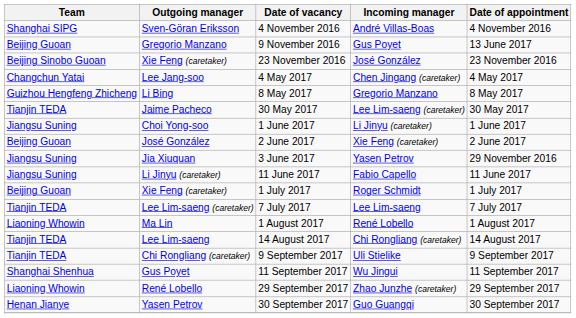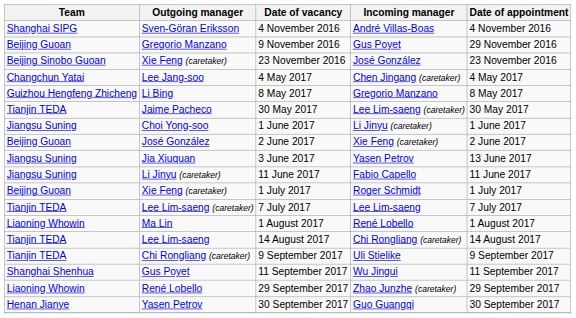(501, 45) 13 June 2017 -> (513, 45) 29 November 2016
(513, 158) 29 November 2016 -> (501, 158) 13 June 2017
